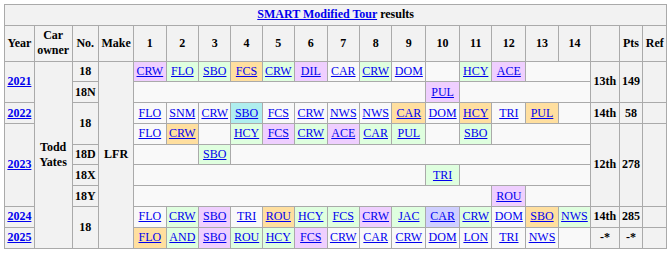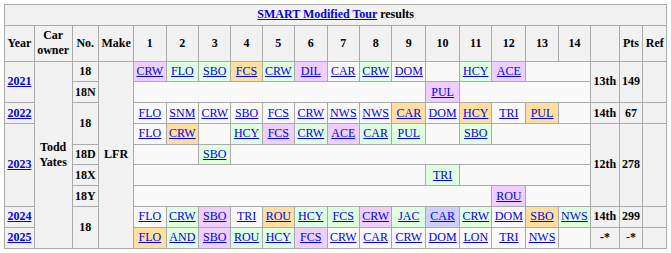(247, 113) paleturquoise background -> (247, 113) no background
(631, 113) 58 -> (631, 113) 67
(631, 216) 285 -> (631, 216) 299
